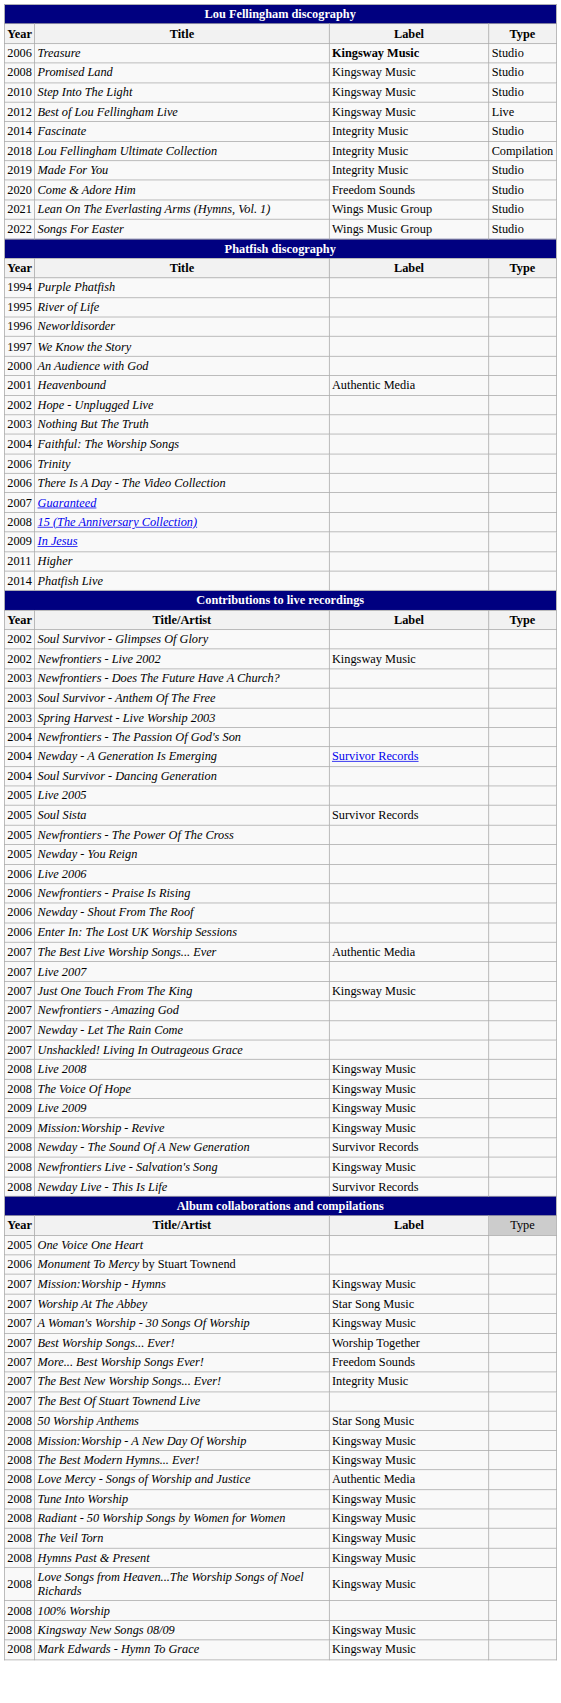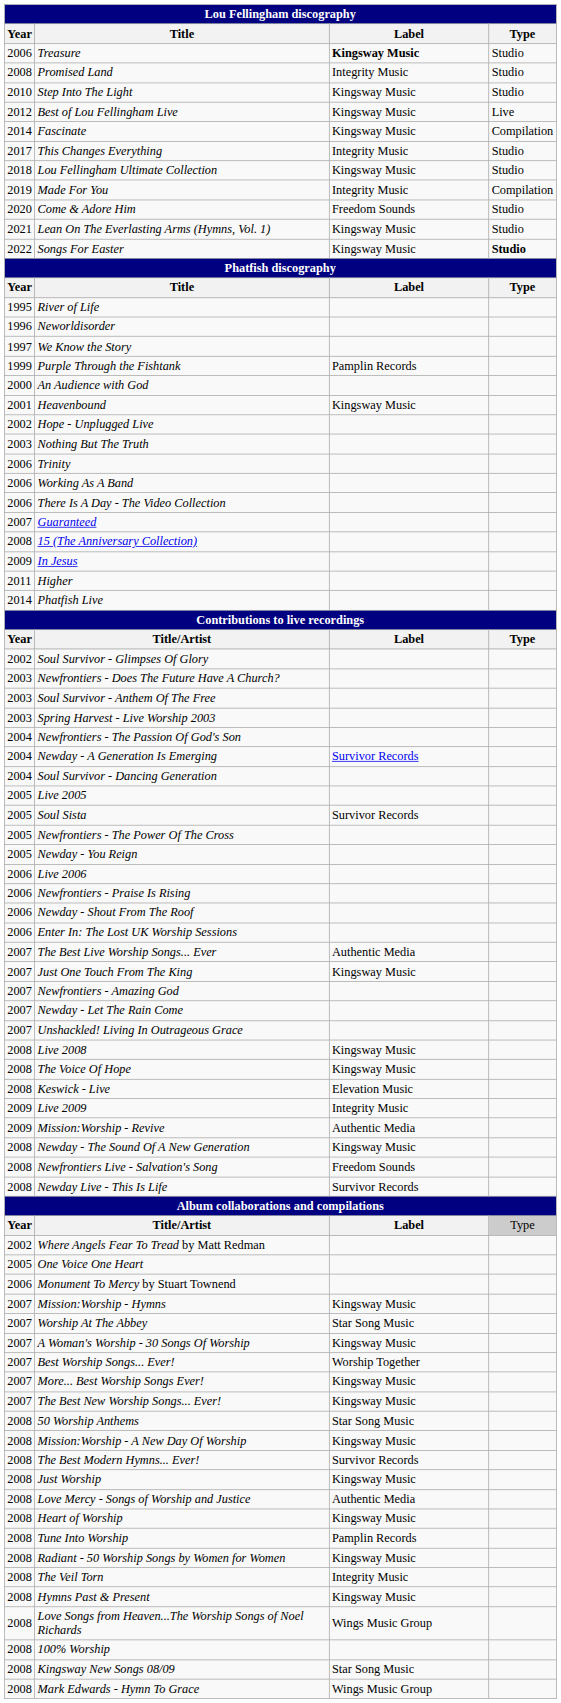(374, 72) Kingsway Music -> (370, 72) Integrity Music
(370, 131) Integrity Music -> (374, 131) Kingsway Music
(508, 131) Studio -> (522, 131) Compilation
+ row: (20, 151)
(370, 151) Integrity Music -> (374, 170) Kingsway Music
(522, 151) Compilation -> (508, 170) Studio
(508, 170) Studio -> (522, 190) Compilation
(382, 209) Wings Music Group -> (374, 229) Kingsway Music
(382, 229) Wings Music Group -> (374, 248) Kingsway Music
(508, 229) normal -> (509, 248) bold
- row: (20, 287)
+ row: (20, 365)
(374, 385) Authentic Media -> (374, 405) Kingsway Music
- row: (20, 444)
+ row: (20, 483)
- row: (20, 659)
- row: (20, 971)
+ row: (20, 1088)
(374, 1108) Kingsway Music -> (370, 1108) Integrity Music
(374, 1127) Kingsway Music -> (374, 1127) Authentic Media
(375, 1147) Survivor Records -> (374, 1147) Kingsway Music
(374, 1167) Kingsway Music -> (374, 1167) Freedom Sounds
+ row: (20, 1245)
(374, 1362) Freedom Sounds -> (374, 1381) Kingsway Music
(370, 1381) Integrity Music -> (374, 1401) Kingsway Music
- row: (20, 1401)
(374, 1460) Kingsway Music -> (375, 1460) Survivor Records
+ row: (20, 1479)
+ row: (20, 1518)
(374, 1499) Kingsway Music -> (374, 1538) Pamplin Records
(374, 1538) Kingsway Music -> (370, 1577) Integrity Music
(374, 1584) Kingsway Music -> (382, 1623) Wings Music Group
(374, 1630) Kingsway Music -> (373, 1669) Star Song Music
(374, 1649) Kingsway Music -> (382, 1688) Wings Music Group
